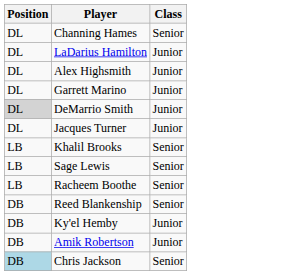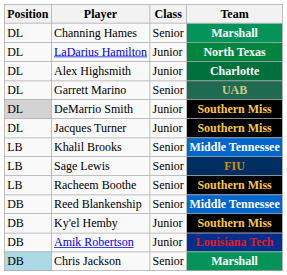+ column: (235, 14)
(168, 90) Junior -> (168, 90) Senior
